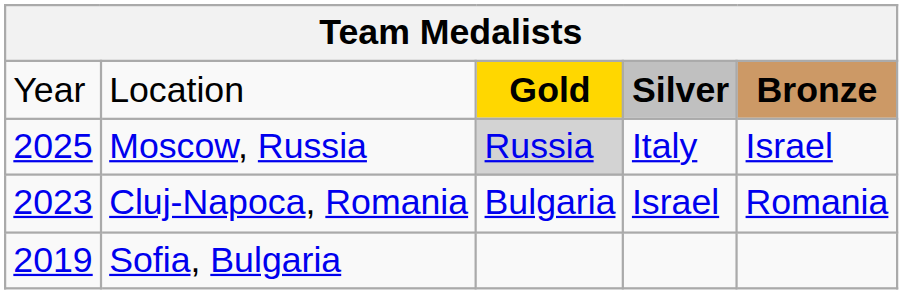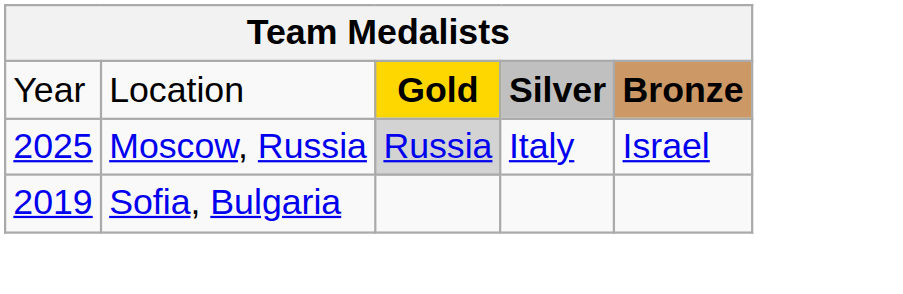- row: (289, 202)
